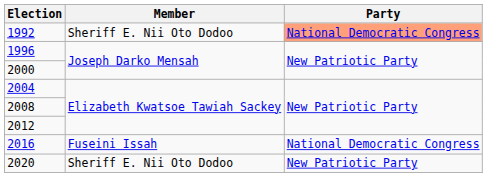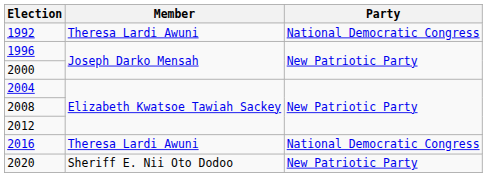(150, 32) Sheriff E. Nii Oto Dodoo -> (133, 32) Theresa Lardi Awuni
(383, 32) lightsalmon background -> (383, 32) no background
(112, 144) Fuseini Issah -> (133, 144) Theresa Lardi Awuni
